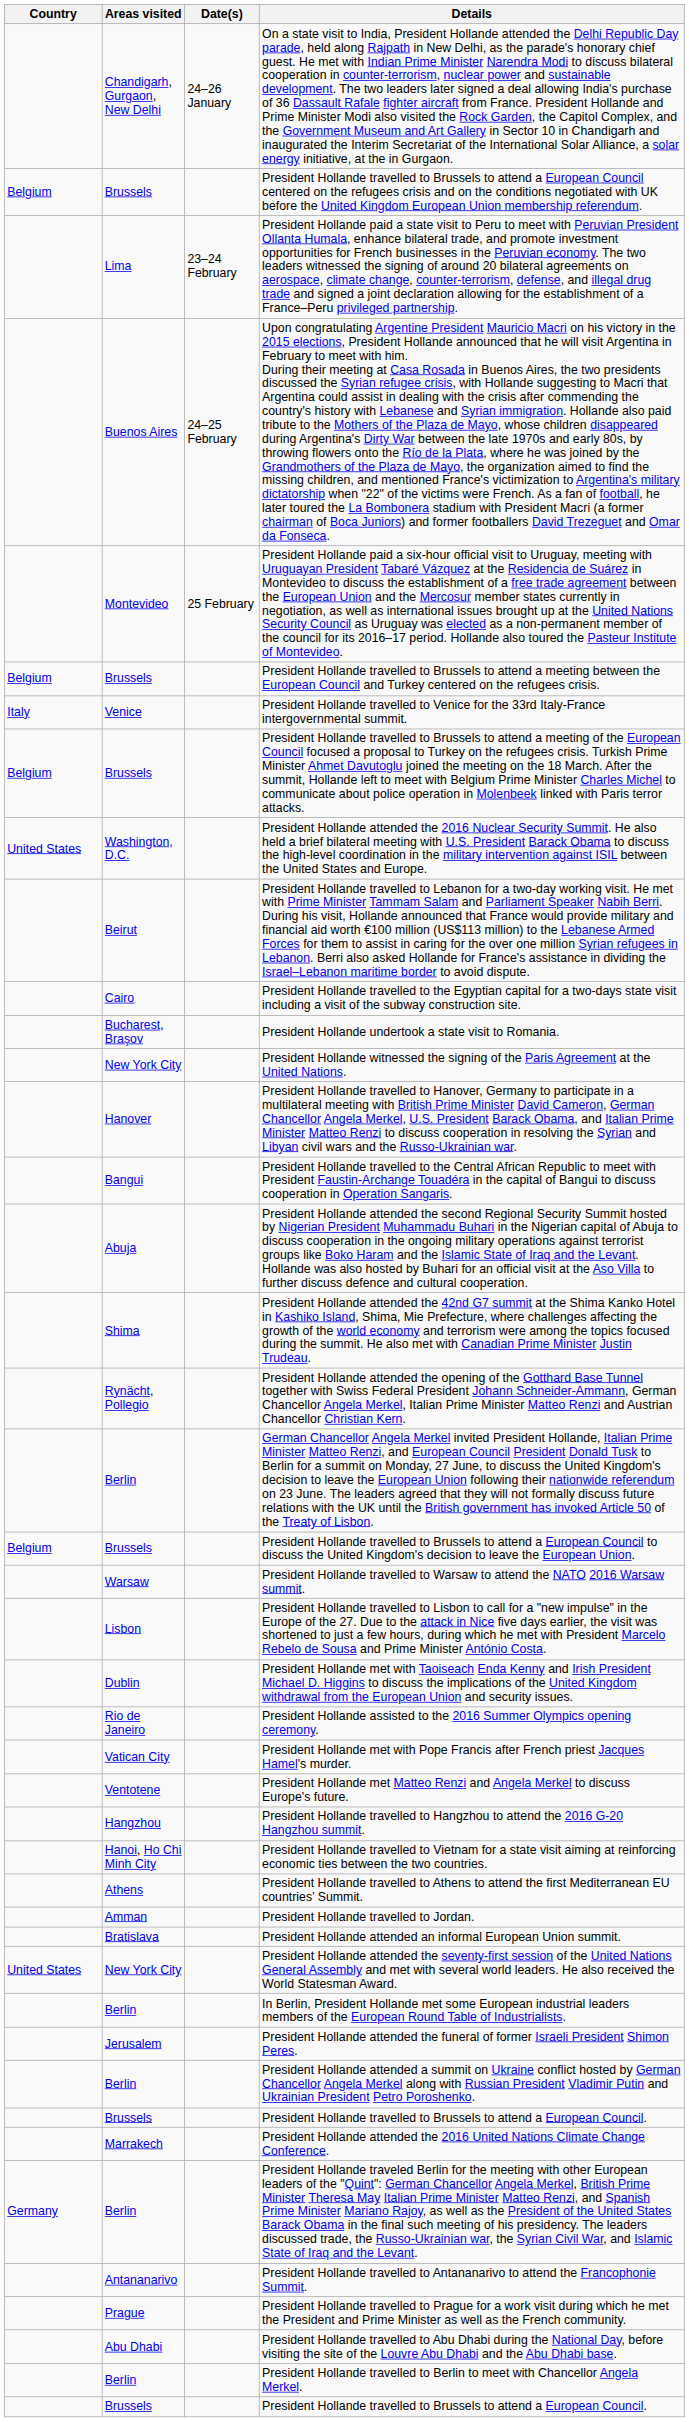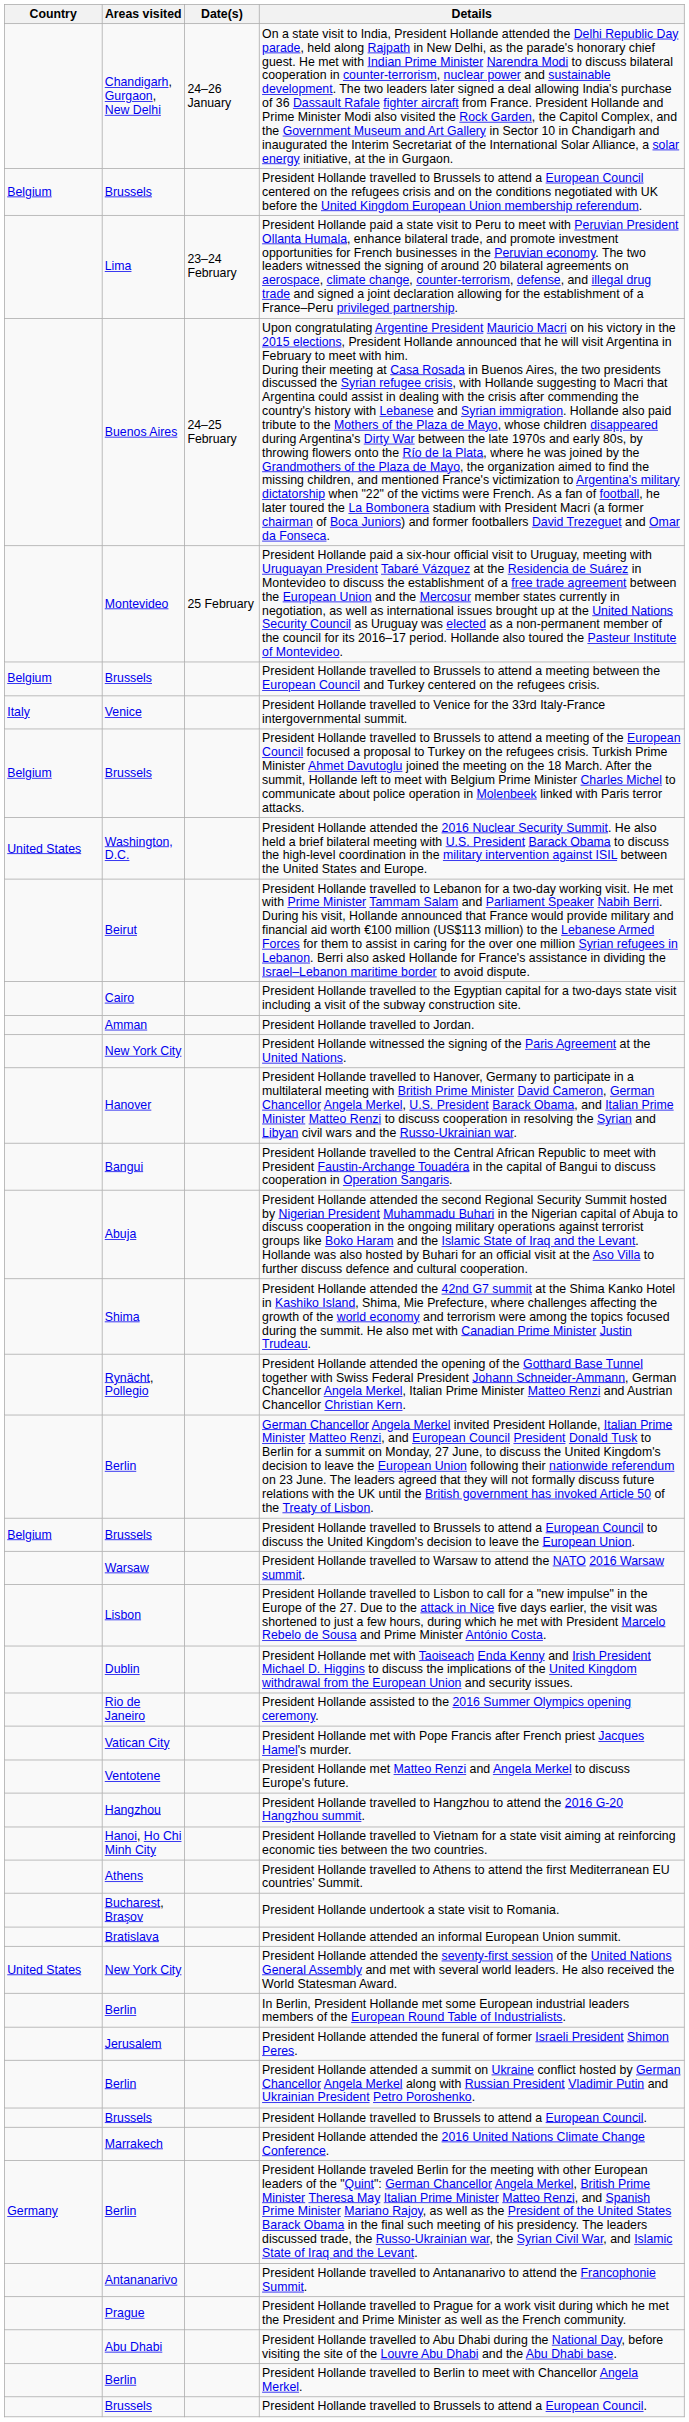rows swapped: (126, 1917) <-> (134, 1031)
